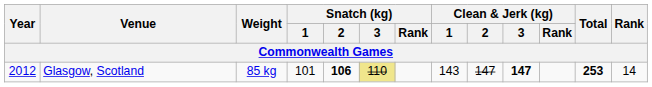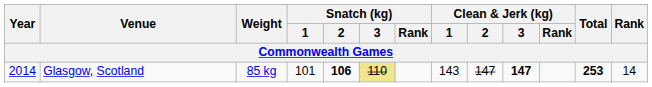(22, 71) 2012 -> (22, 71) 2014
